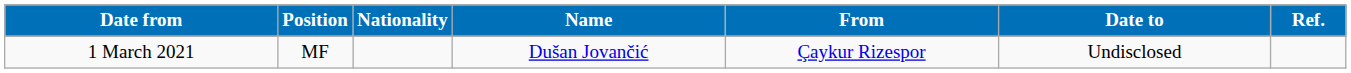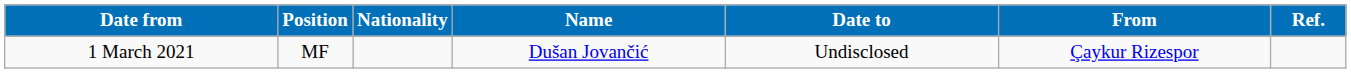columns swapped: (862, 20) <-> (1134, 20)
